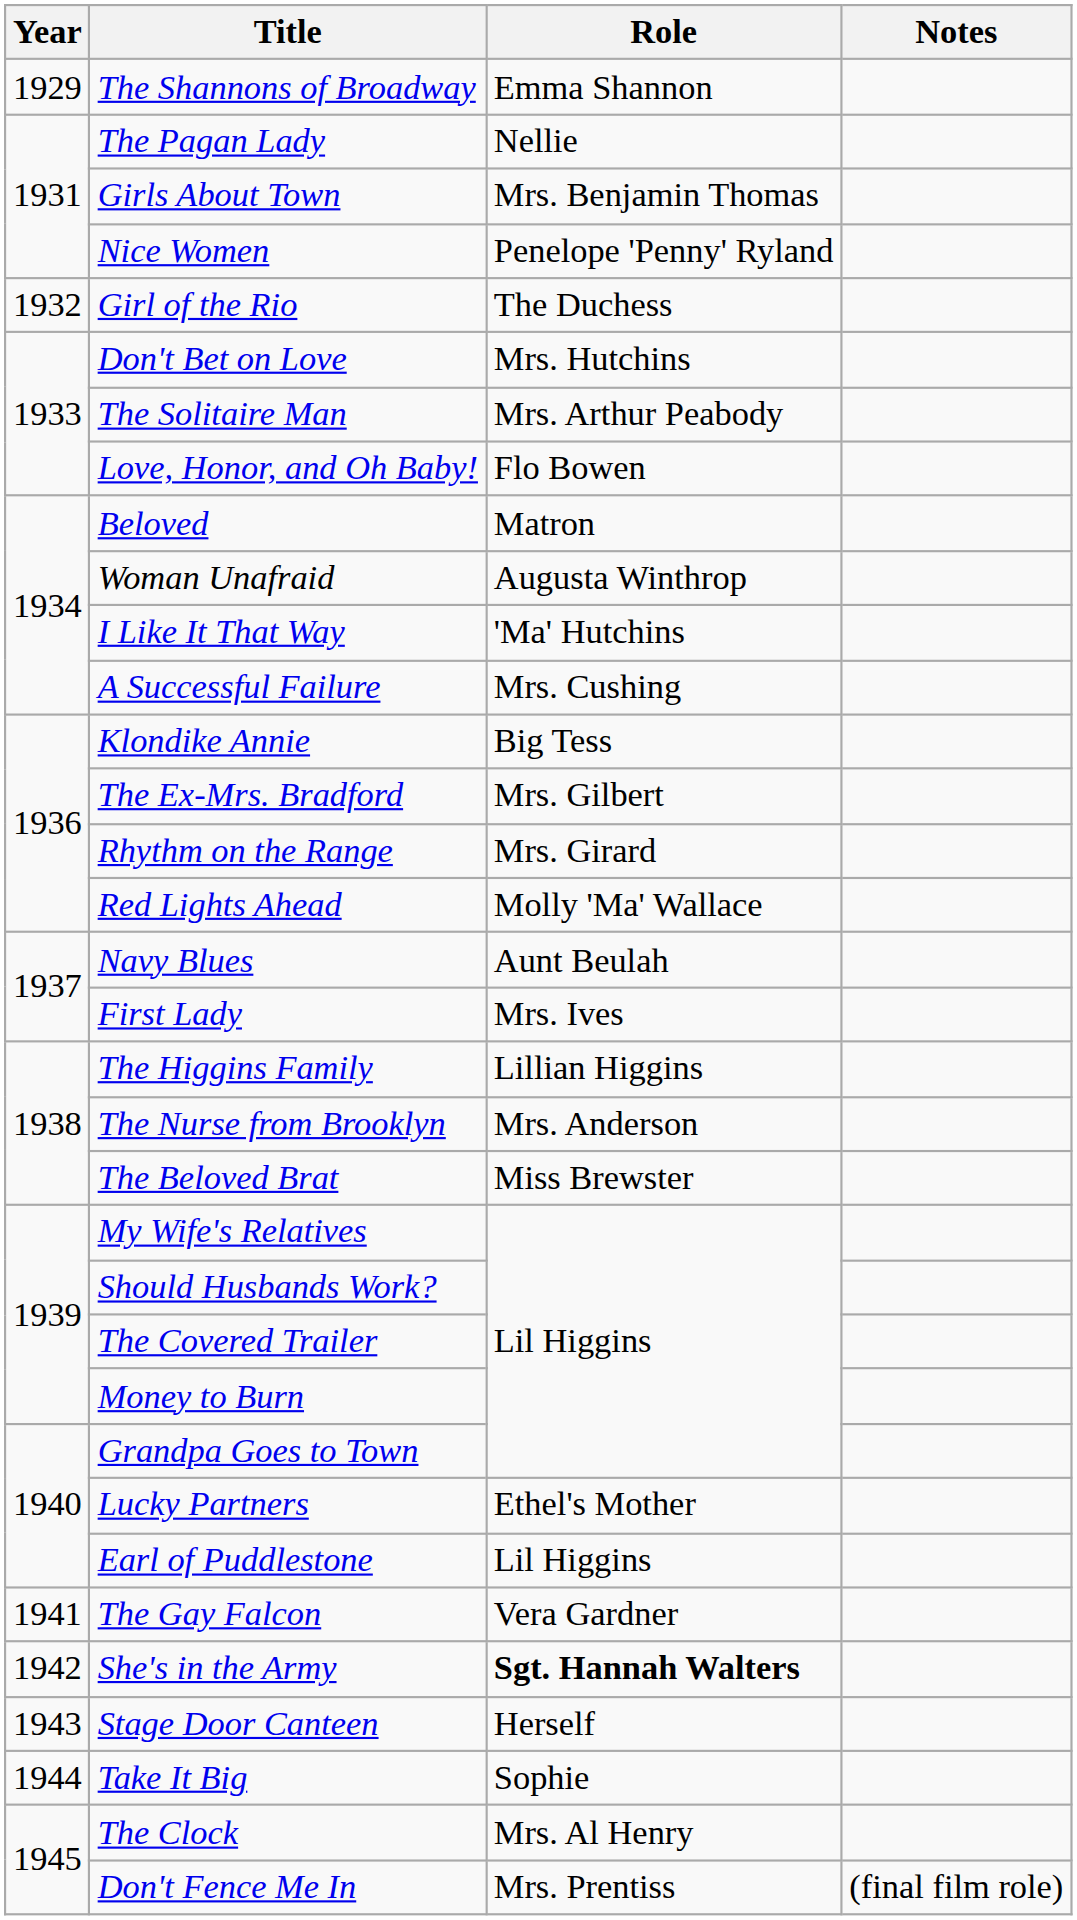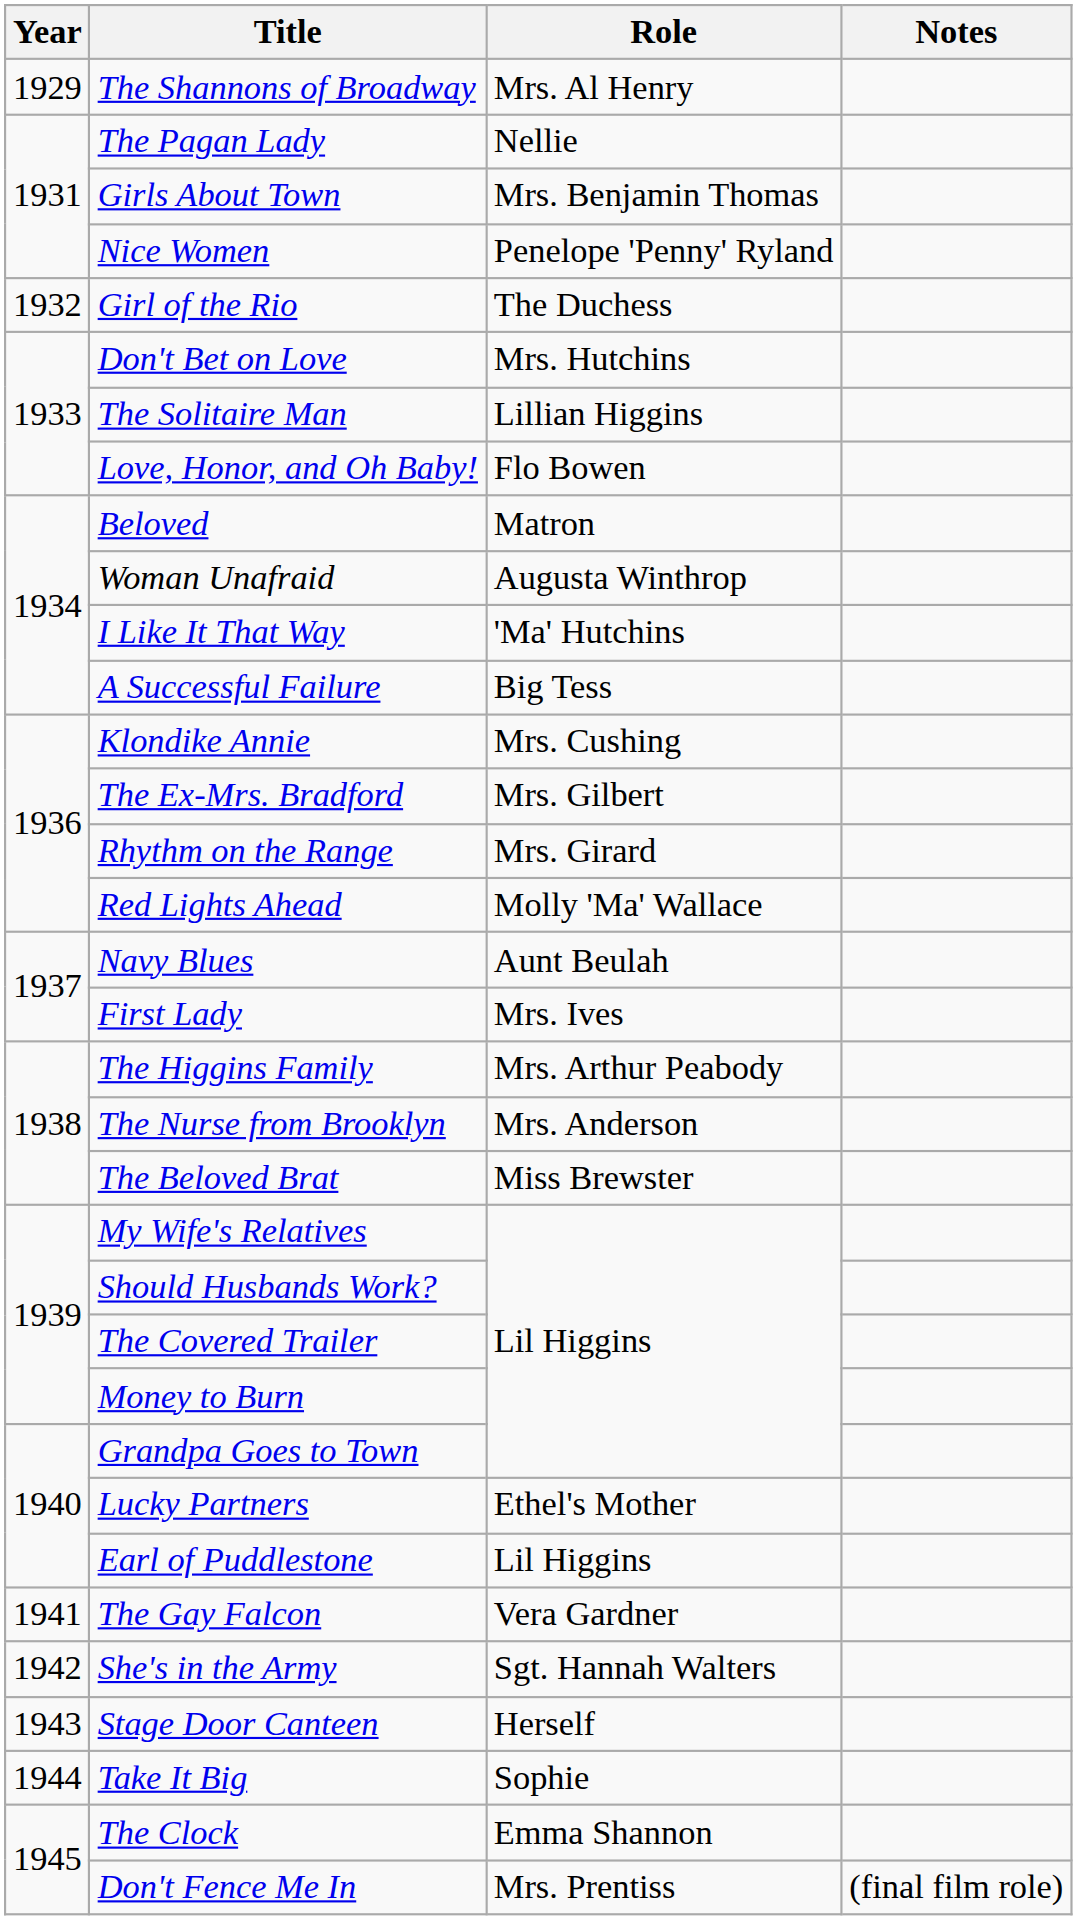(603, 86) Emma Shannon -> (594, 86) Mrs. Al Henry
(639, 413) Mrs. Arthur Peabody -> (598, 413) Lillian Higgins
(587, 686) Mrs. Cushing -> (553, 686) Big Tess
(553, 741) Big Tess -> (587, 741) Mrs. Cushing
(598, 1068) Lillian Higgins -> (639, 1068) Mrs. Arthur Peabody
(647, 1668) bold -> (635, 1668) normal
(594, 1832) Mrs. Al Henry -> (603, 1832) Emma Shannon
